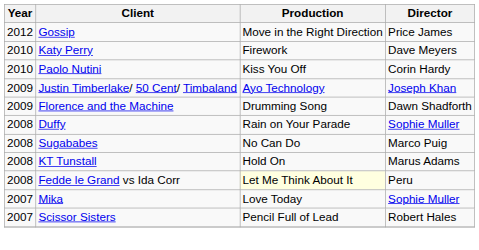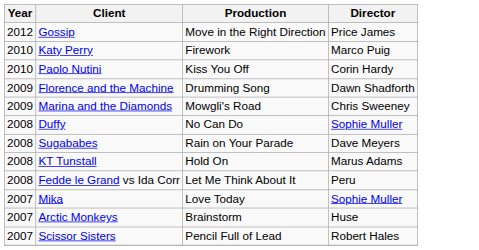(422, 50) Dave Meyers -> (360, 50) Marco Puig
- row: (138, 87)
+ row: (105, 106)
(296, 124) Rain on Your Parade -> (214, 124) No Can Do
(271, 143) No Can Do -> (239, 143) Rain on Your Parade
(418, 143) Marco Puig -> (365, 143) Dave Meyers
(298, 180) lightyellow background -> (240, 180) no background
+ row: (78, 217)
